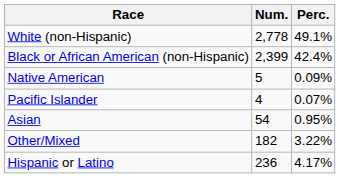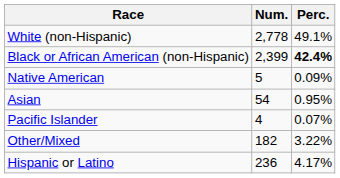(313, 57) normal -> (313, 57) bold
rows swapped: (24, 120) <-> (53, 99)
